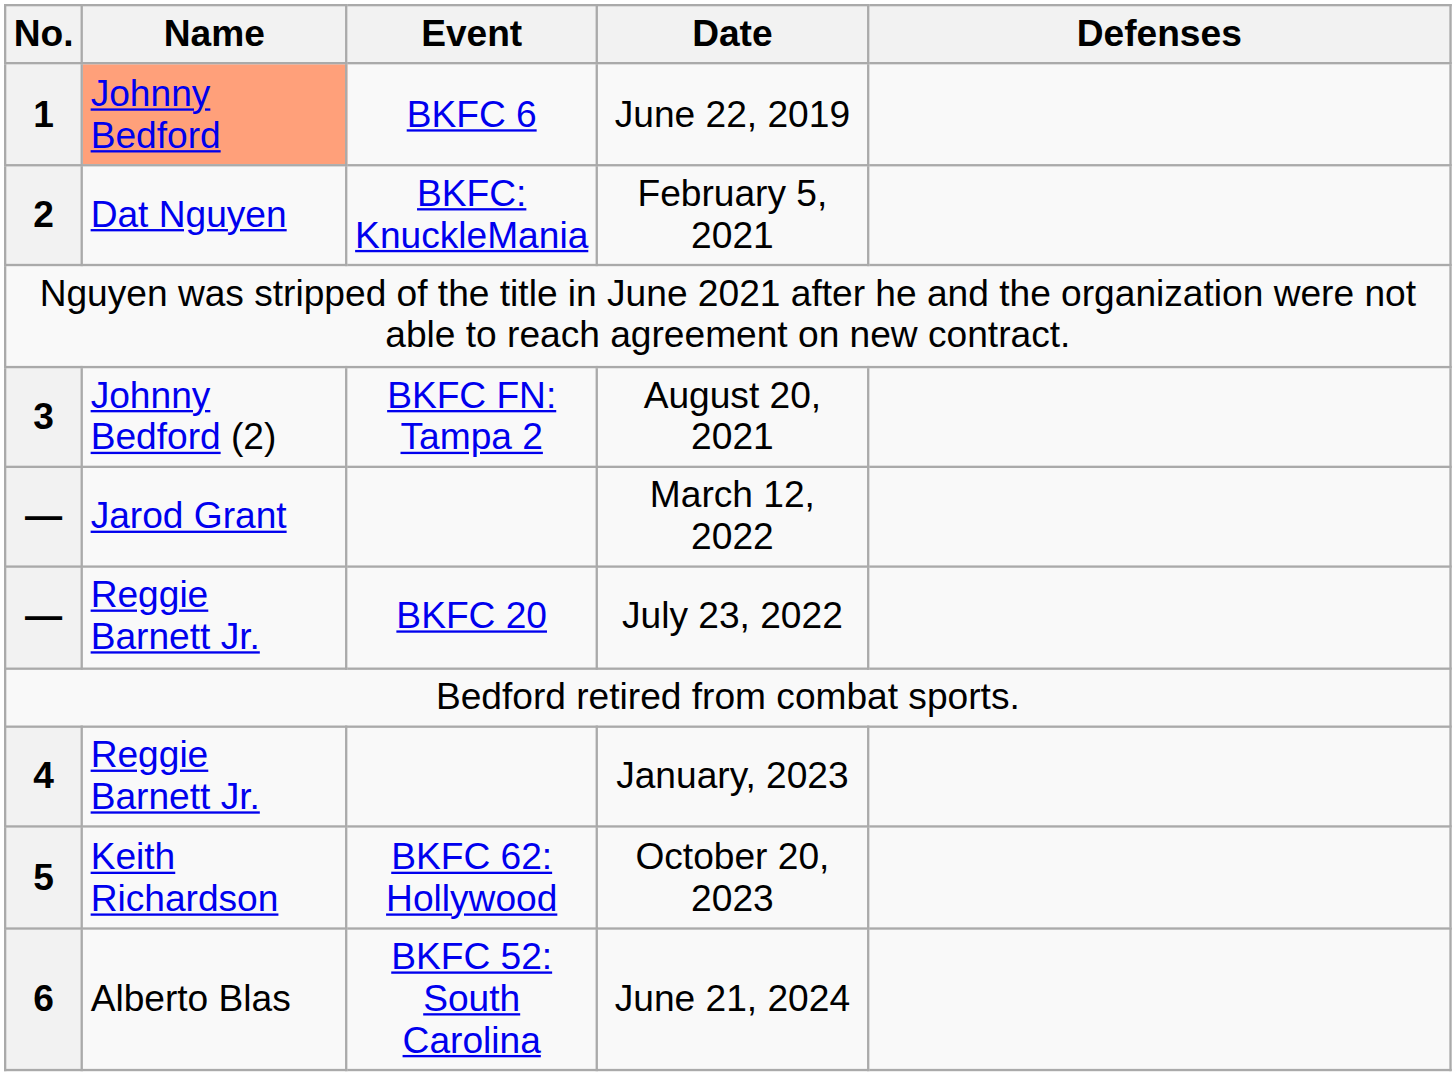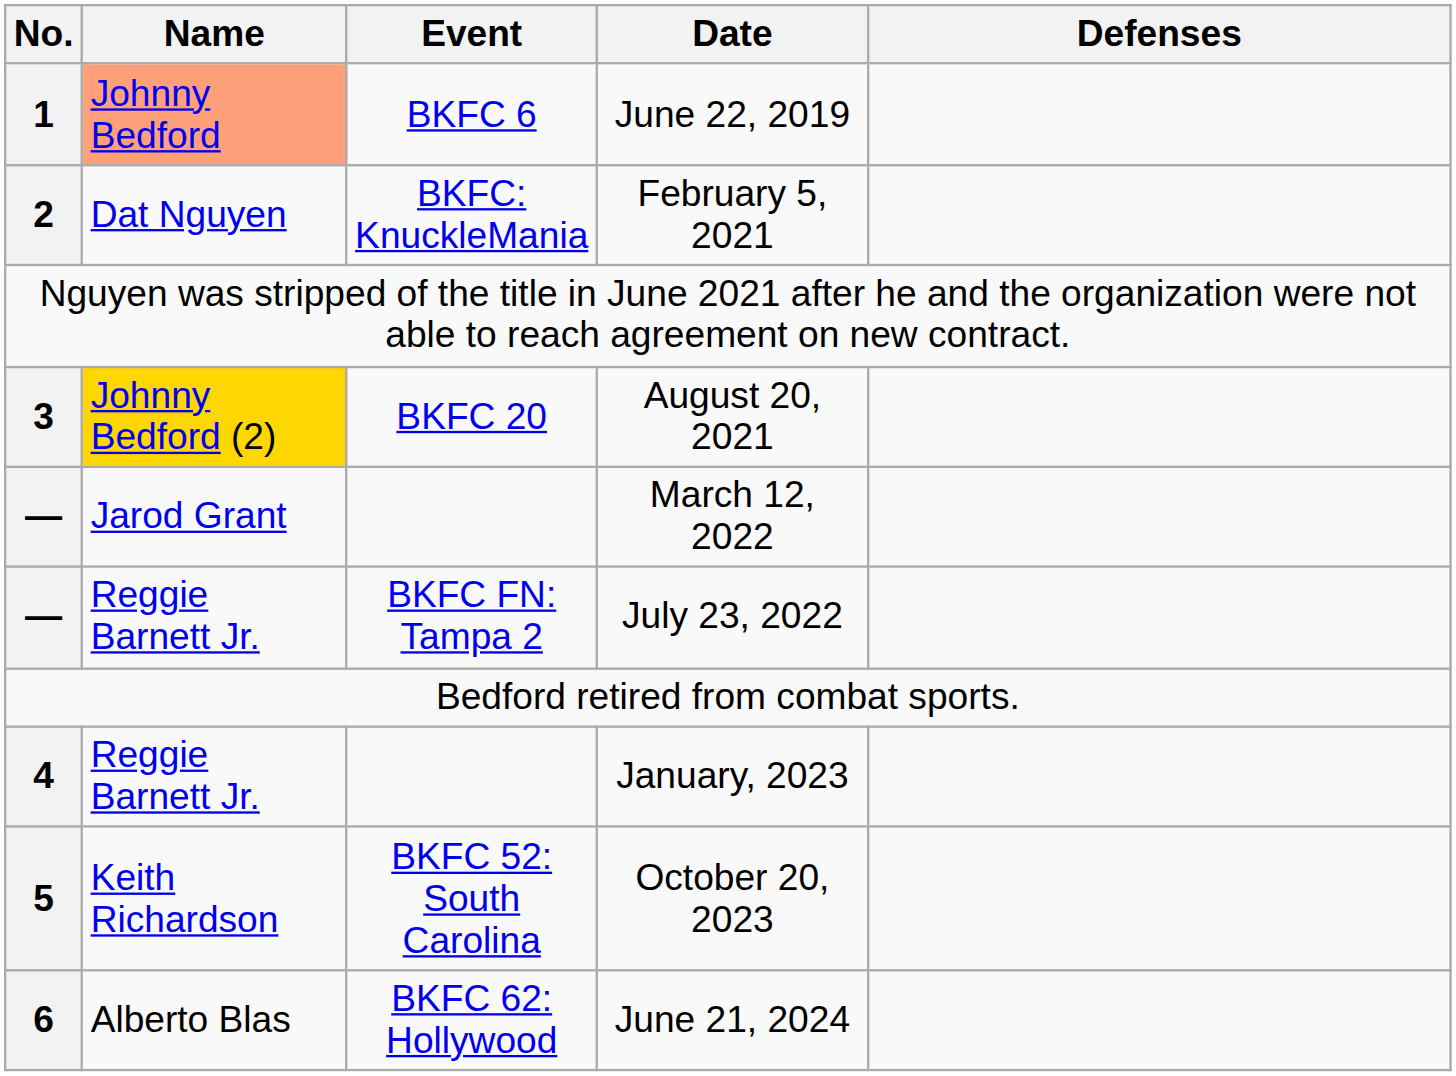(183, 415) no background -> (183, 415) gold background
(472, 415) BKFC FN: Tampa 2 -> (472, 415) BKFC 20
(472, 616) BKFC 20 -> (472, 616) BKFC FN: Tampa 2
(472, 876) BKFC 62: Hollywood -> (472, 897) BKFC 52: South Carolina
(472, 998) BKFC 52: South Carolina -> (472, 1019) BKFC 62: Hollywood
